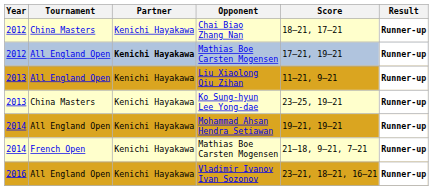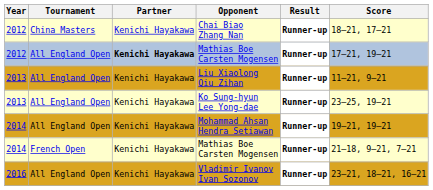columns swapped: (330, 11) <-> (404, 11)
(63, 102) China Masters -> (70, 102) All England Open
